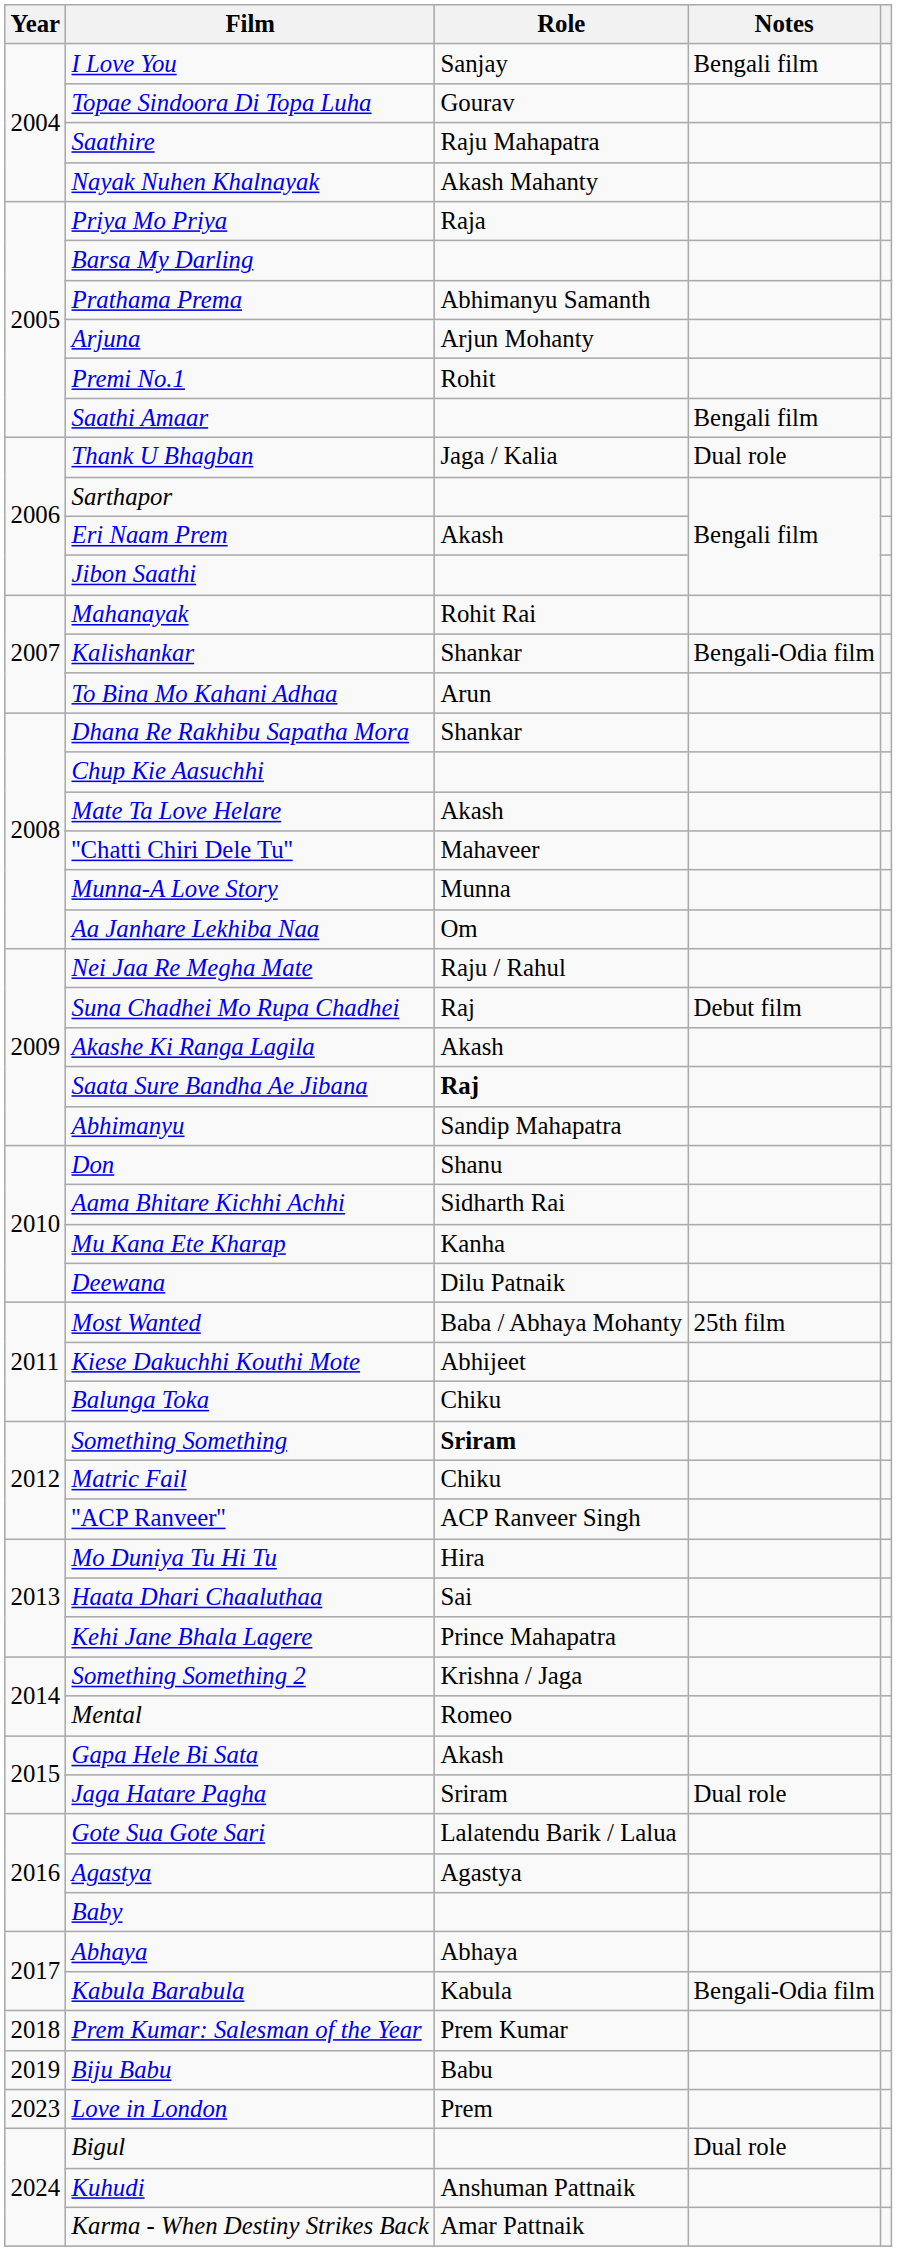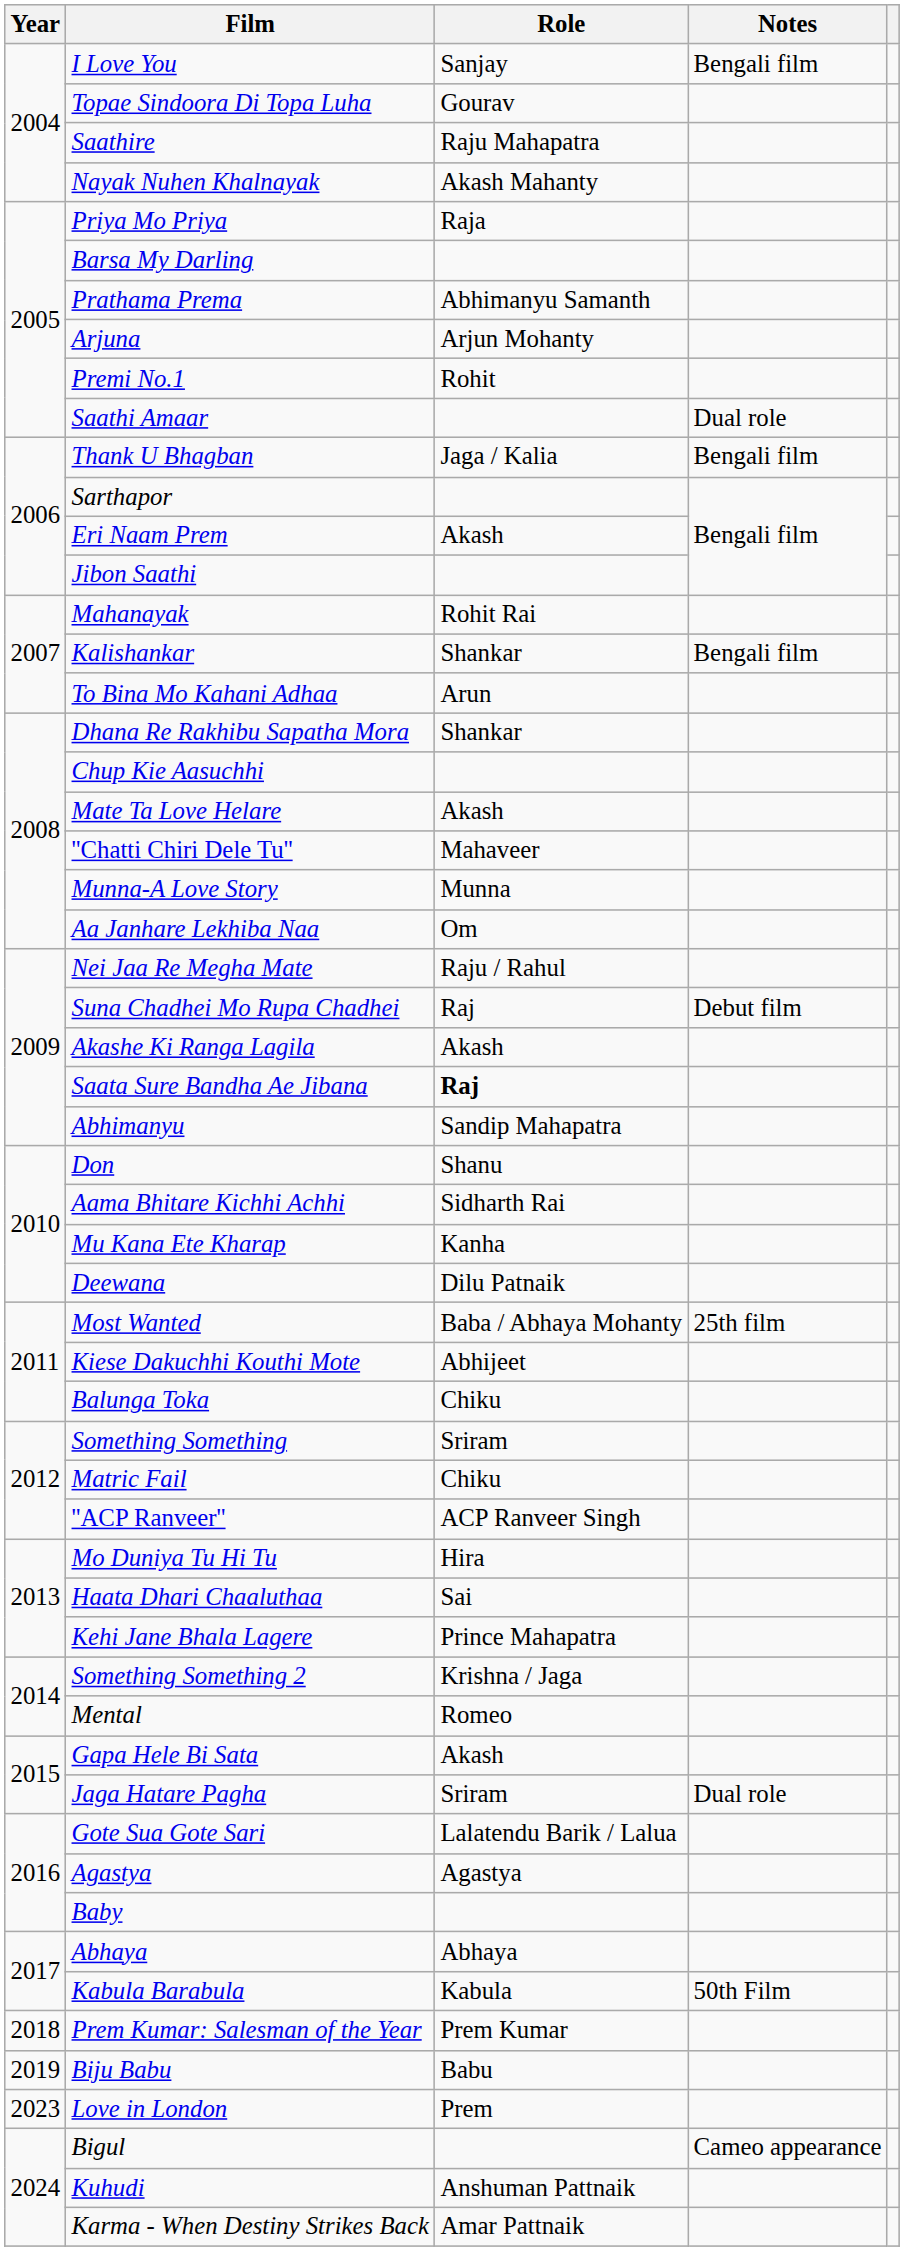(756, 417) Bengali film -> (740, 417) Dual role
(740, 456) Dual role -> (756, 456) Bengali film
(784, 653) Bengali-Odia film -> (756, 653) Bengali film
(478, 1440) bold -> (474, 1440) normal
(784, 1990) Bengali-Odia film -> (742, 1990) 50th Film
(740, 2148) Dual role -> (788, 2148) Cameo appearance
